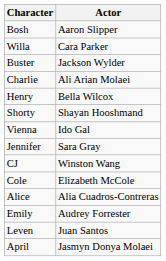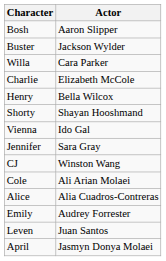rows swapped: (18, 46) <-> (21, 63)
(94, 79) Ali Arian Molaei -> (96, 79) Elizabeth McCole
(96, 180) Elizabeth McCole -> (94, 180) Ali Arian Molaei
